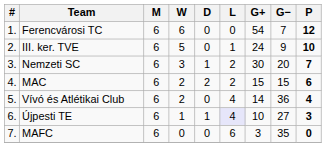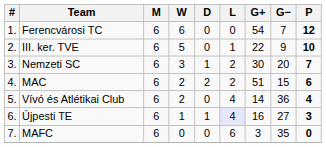(258, 47) 24 -> (258, 47) 22
(258, 82) 15 -> (258, 82) 51
(258, 116) 10 -> (258, 116) 16
